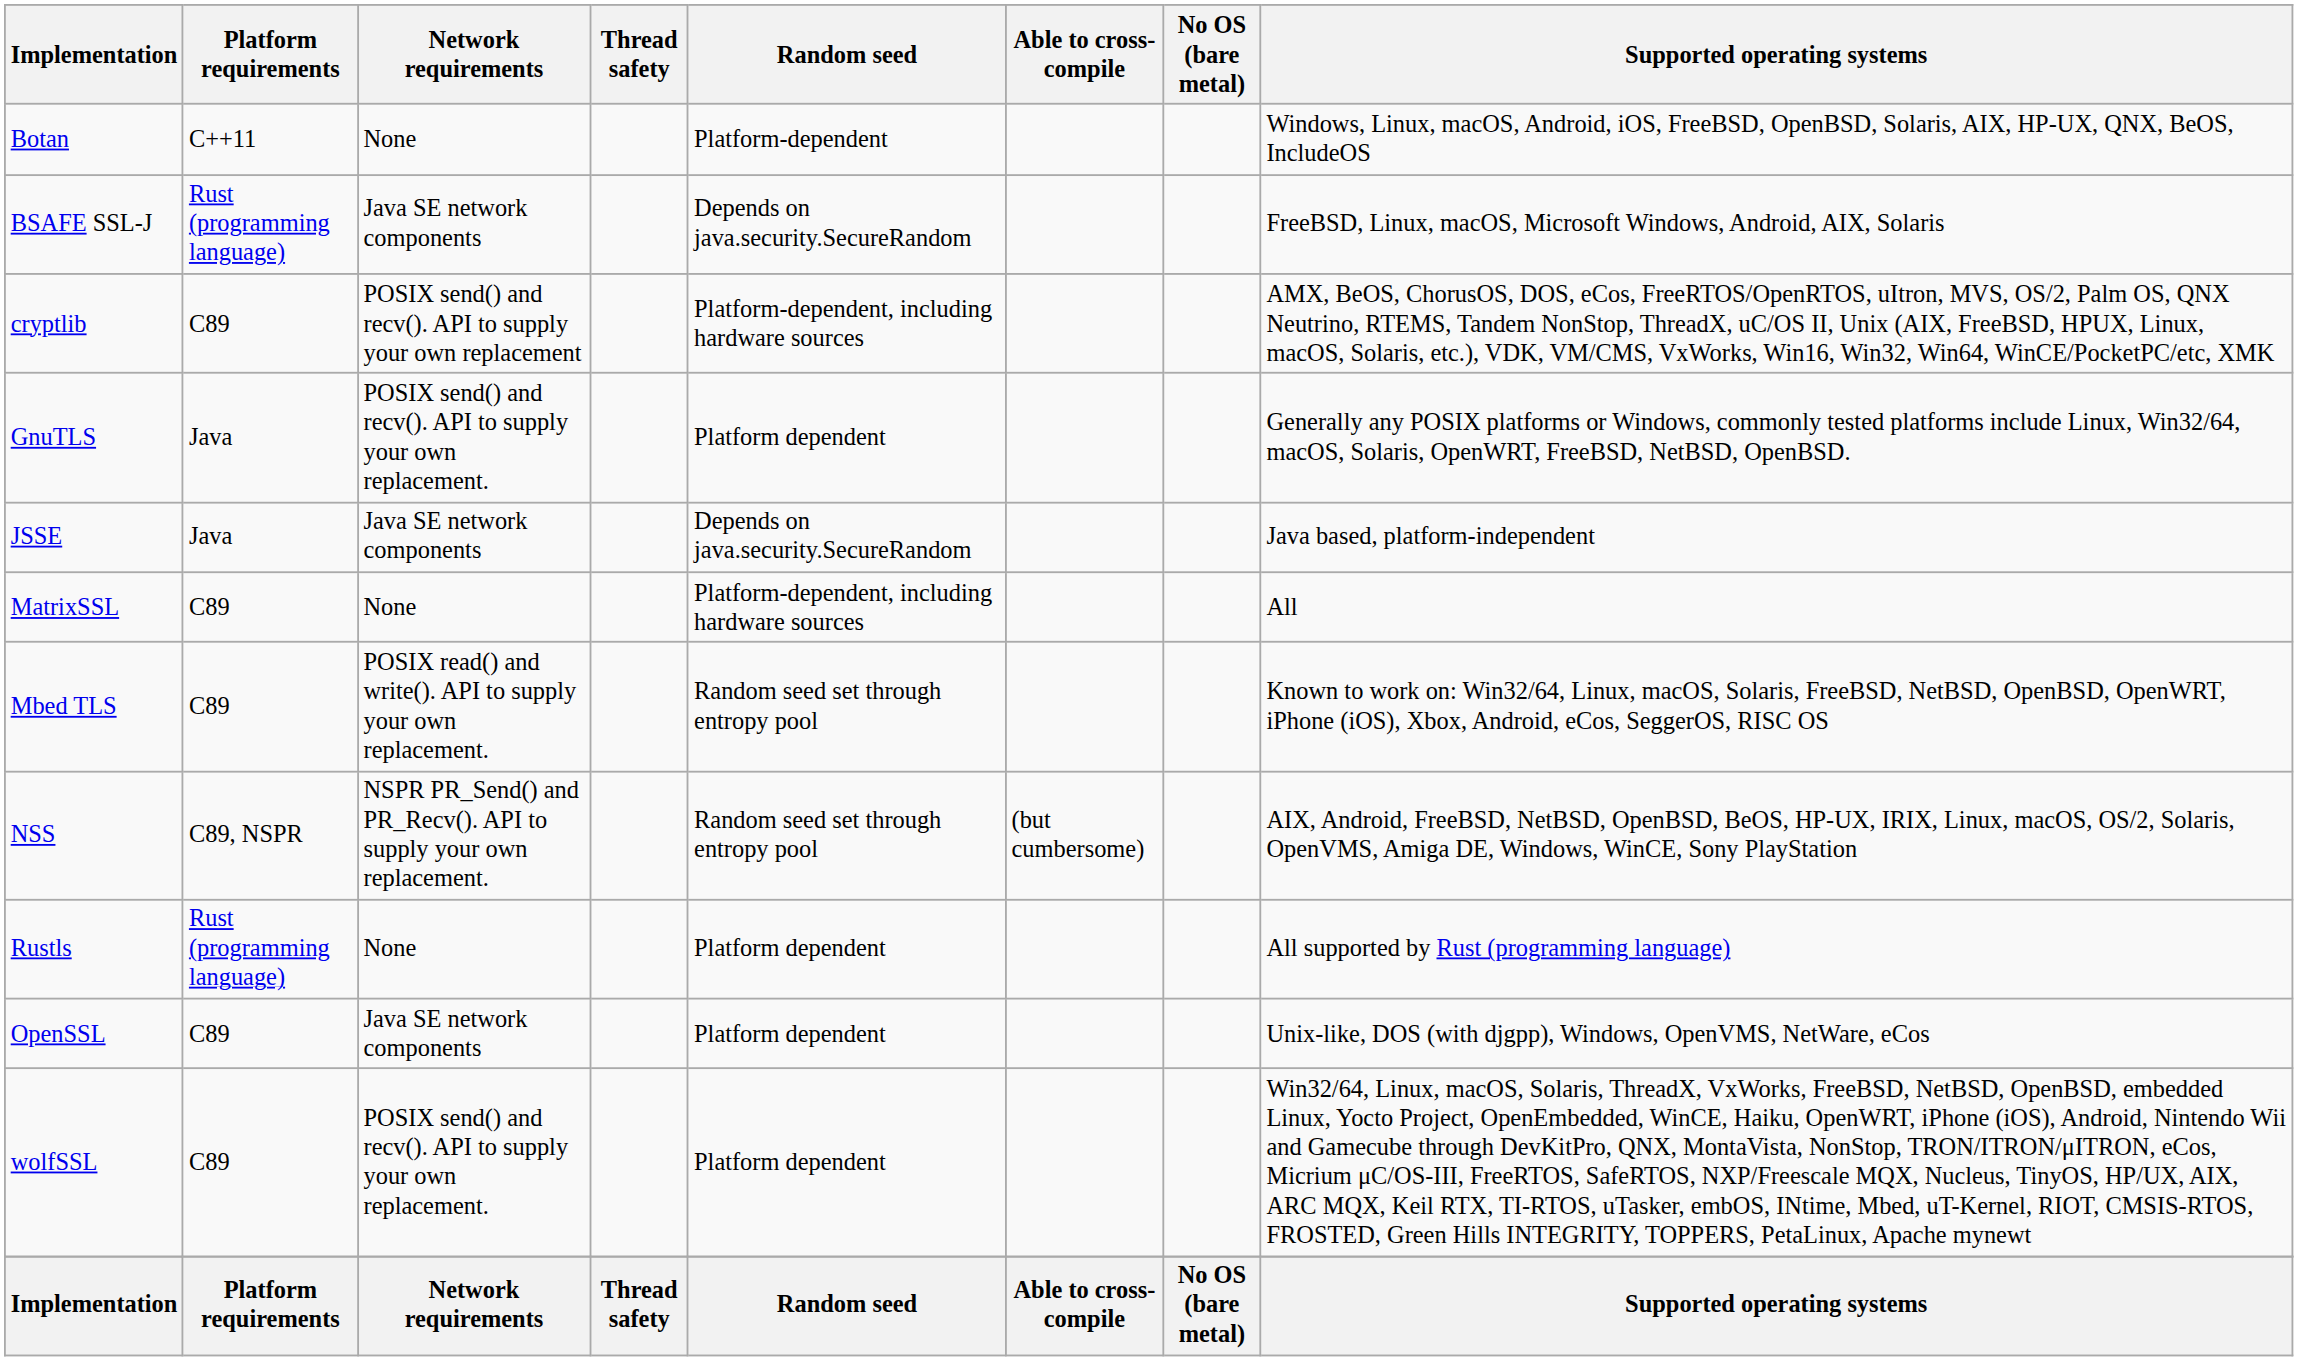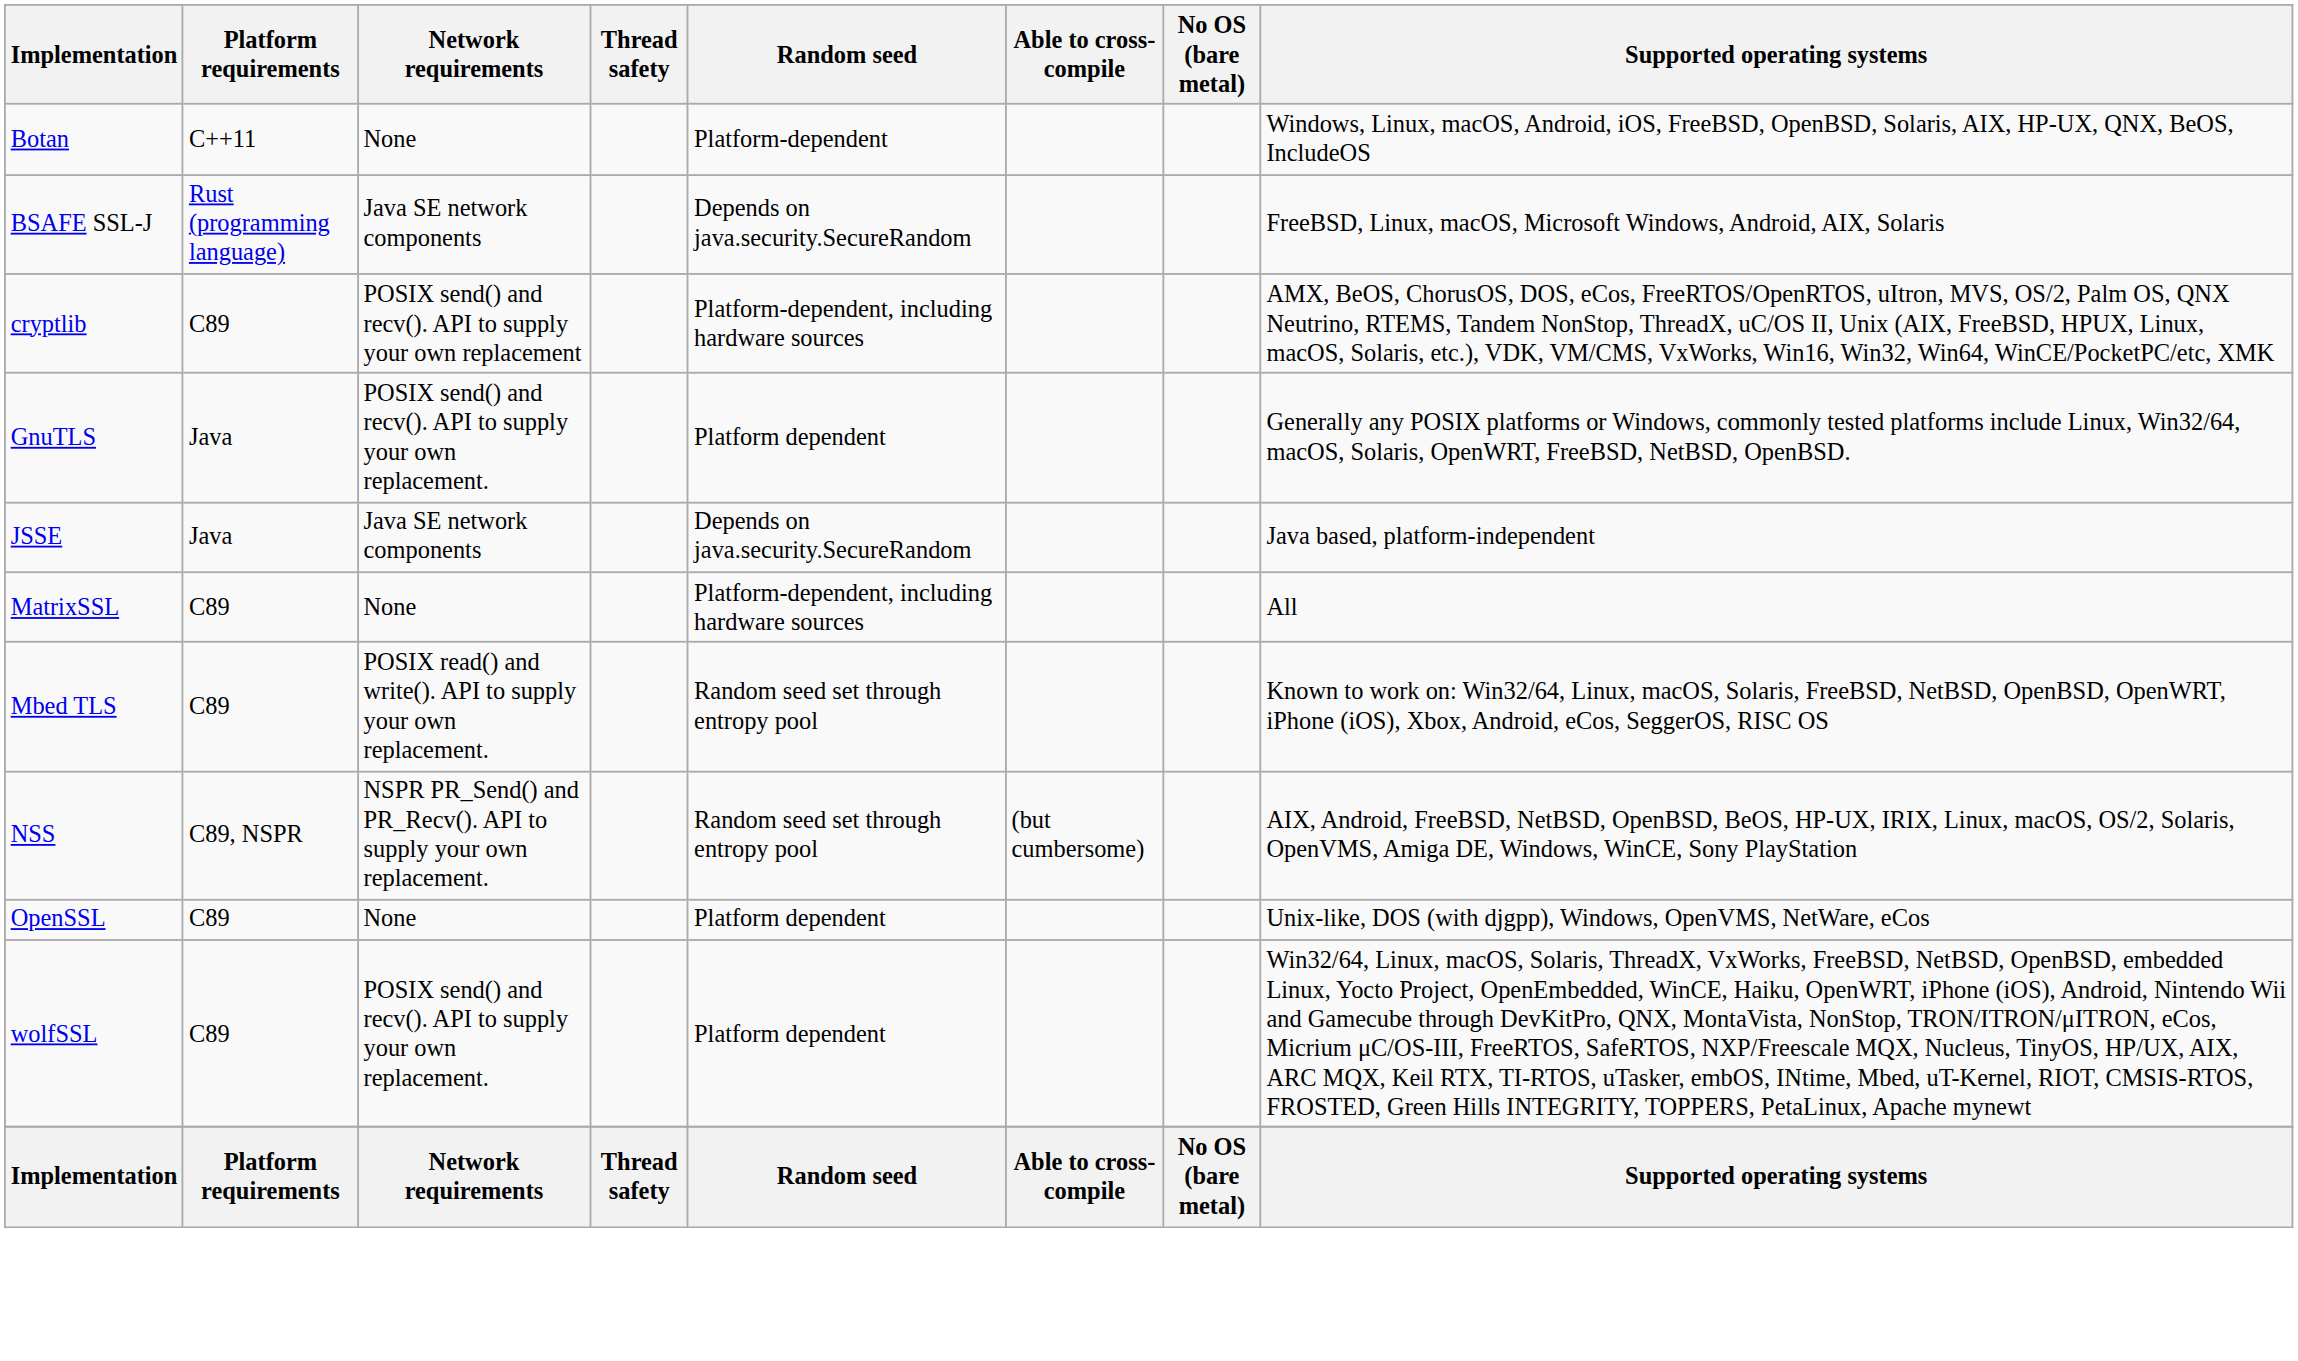- row: (41, 949)
(445, 1033) Java SE network components -> (390, 919) None
